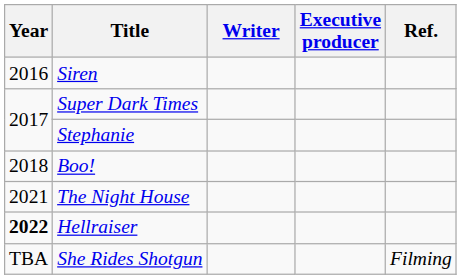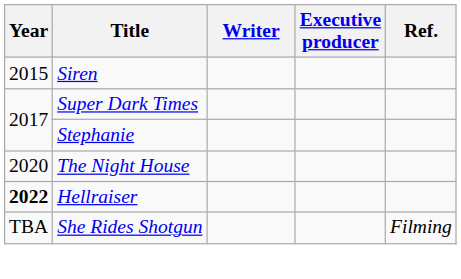(29, 72) 2016 -> (29, 72) 2015
- row: (76, 165)
(29, 196) 2021 -> (29, 165) 2020
